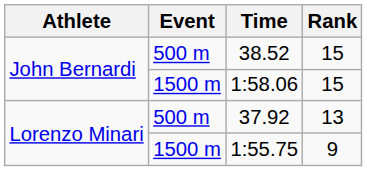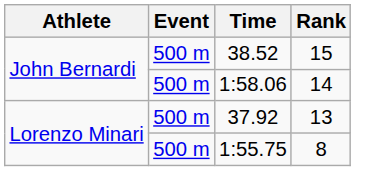(187, 85) 1500 m -> (181, 85) 500 m
(332, 85) 15 -> (321, 85) 14
(187, 149) 1500 m -> (181, 149) 500 m
(332, 149) 9 -> (321, 149) 8
